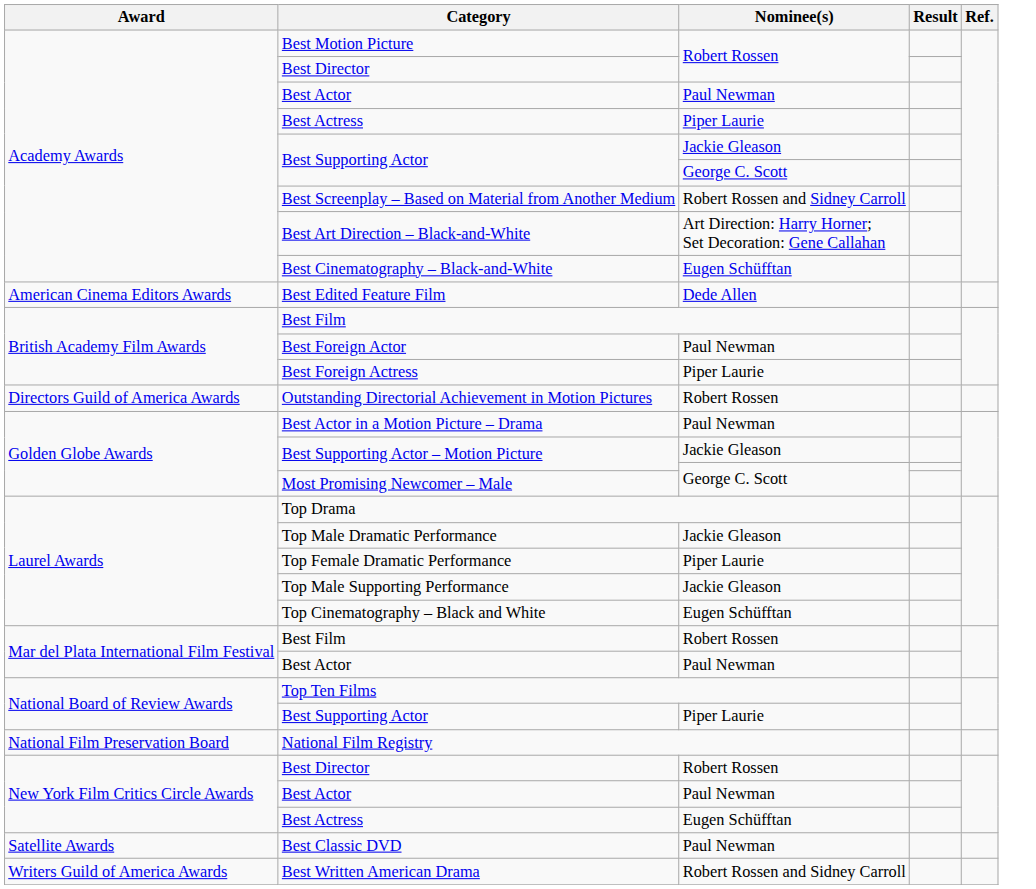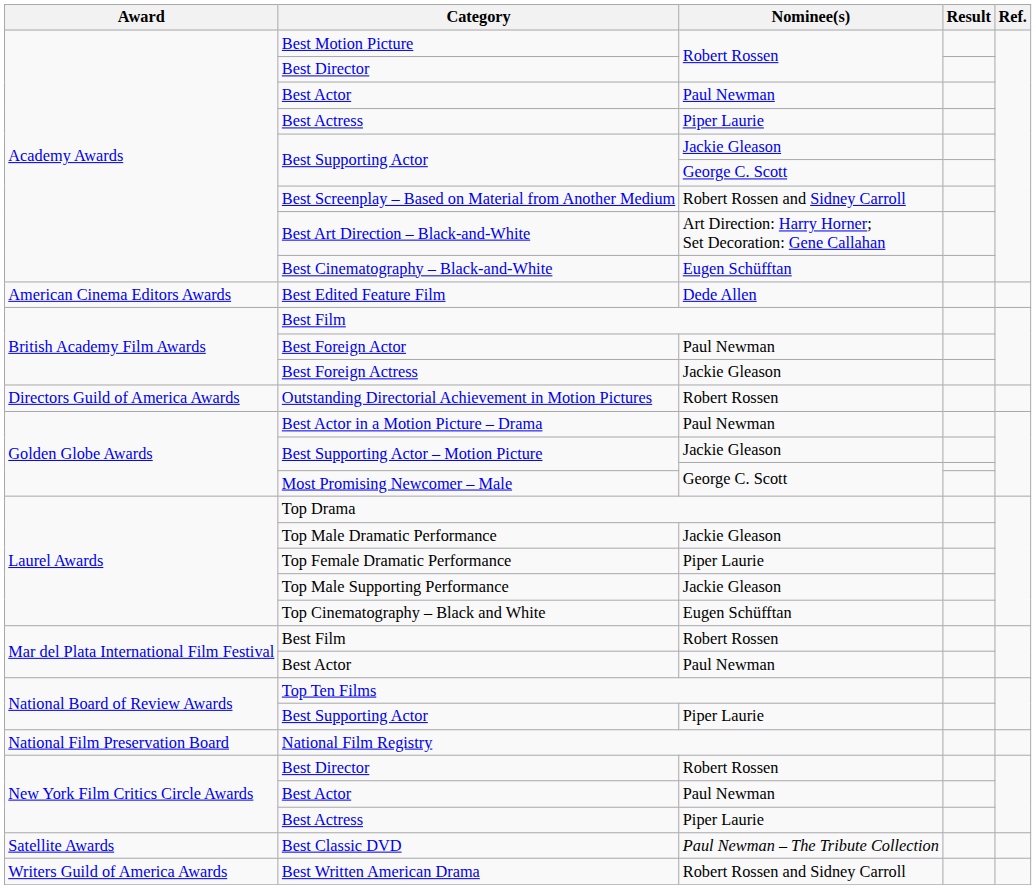(723, 372) Piper Laurie -> (732, 372) Jackie Gleason
(737, 819) Eugen Schüfftan -> (723, 819) Piper Laurie
(729, 845) Paul Newman -> (811, 845) Paul Newman – The Tribute Collection
